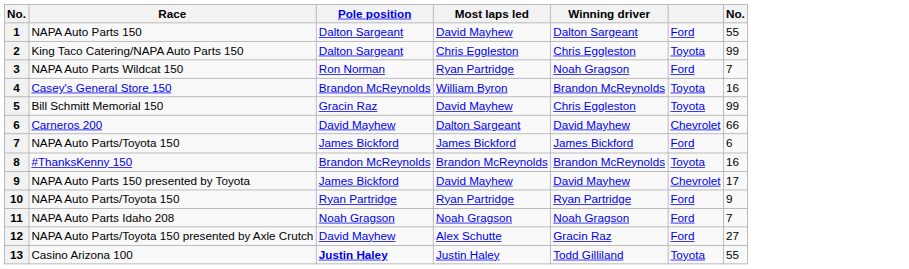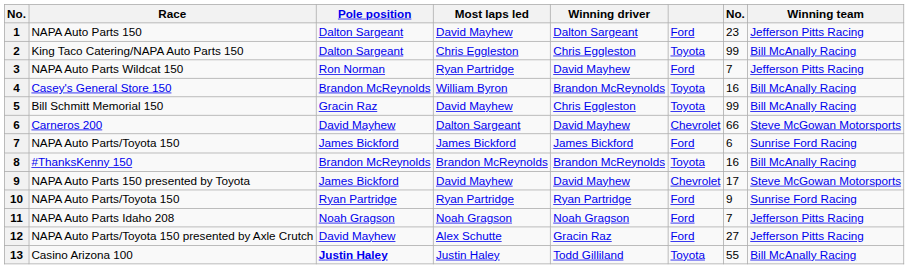+ column: (826, 14)
(732, 32) 55 -> (732, 32) 23
(591, 69) Noah Gragson -> (592, 69) David Mayhew
